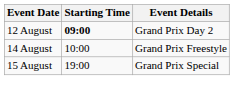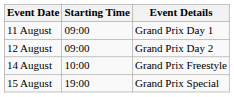+ row: (29, 30)
(77, 30) bold -> (77, 48) normal
